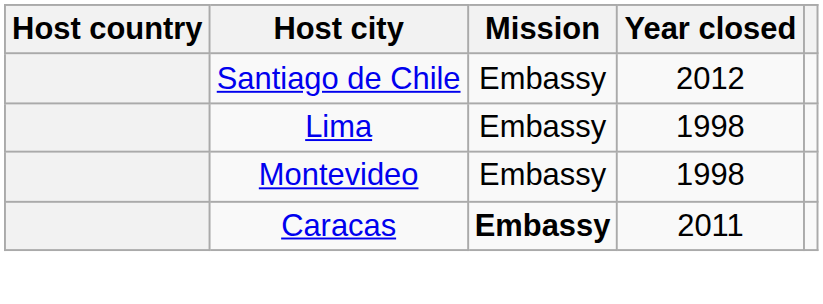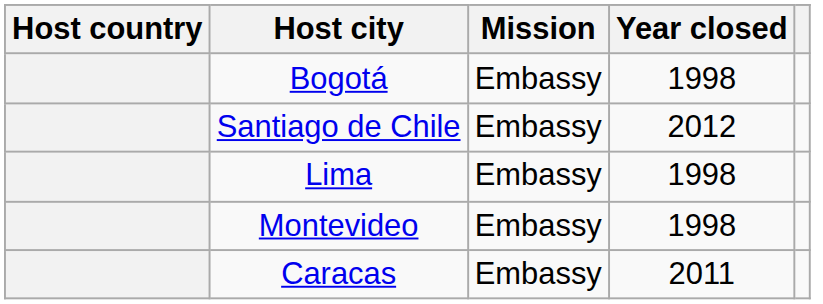+ row: (339, 77)
(543, 224) bold -> (538, 273) normal
